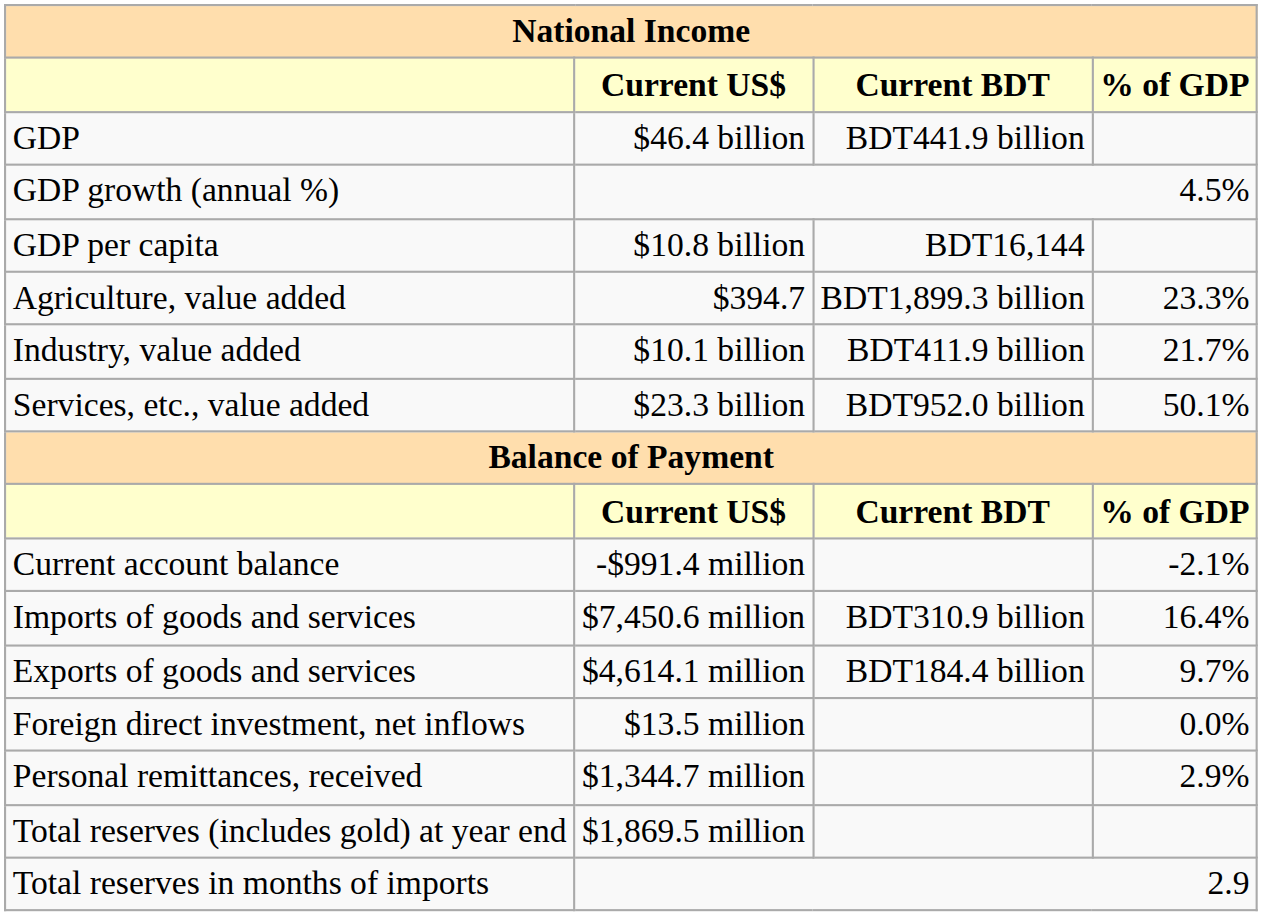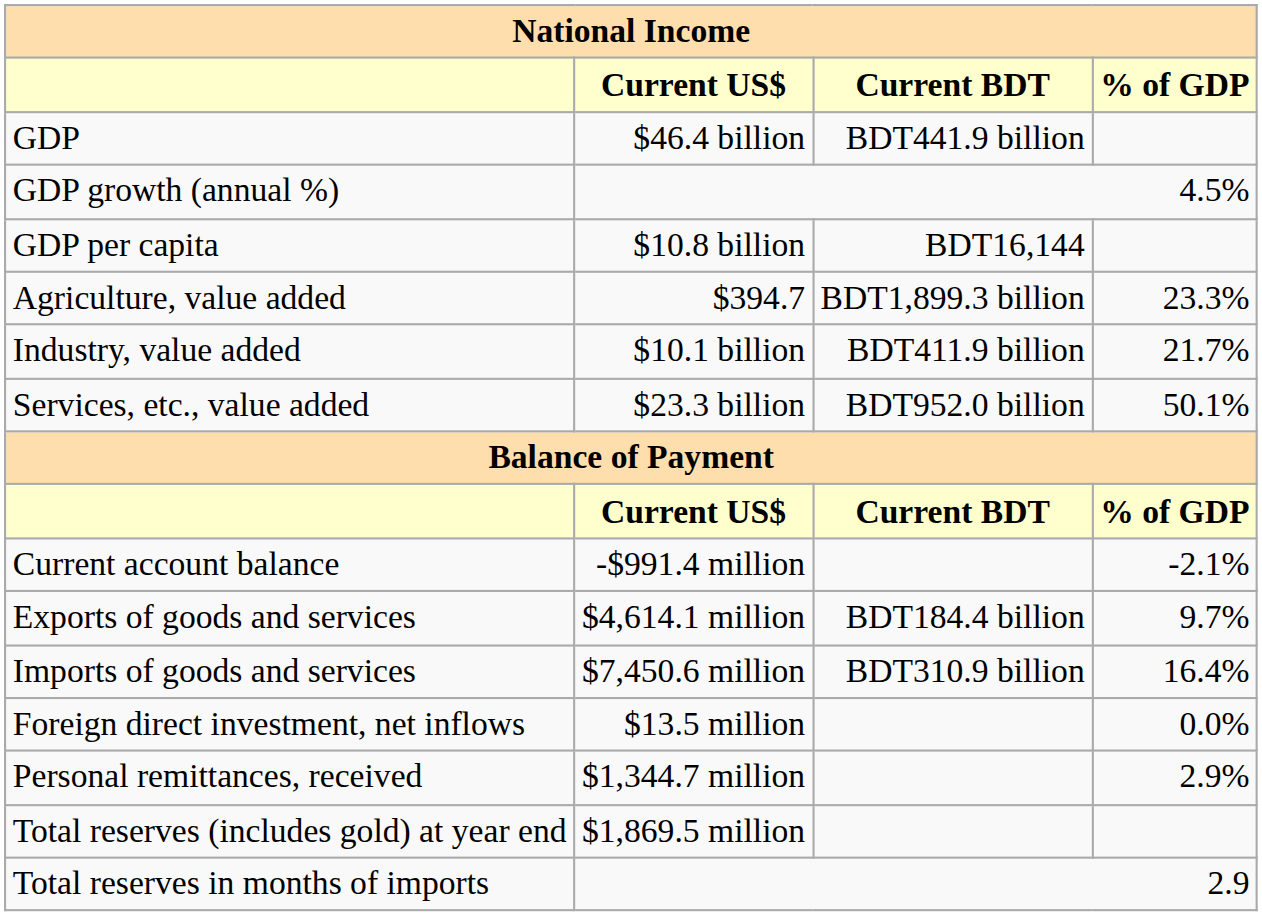rows swapped: (214, 617) <-> (214, 670)
